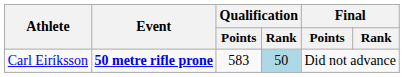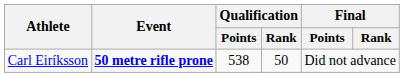(239, 61) 583 -> (239, 61) 538
(281, 61) lightblue background -> (281, 61) no background
